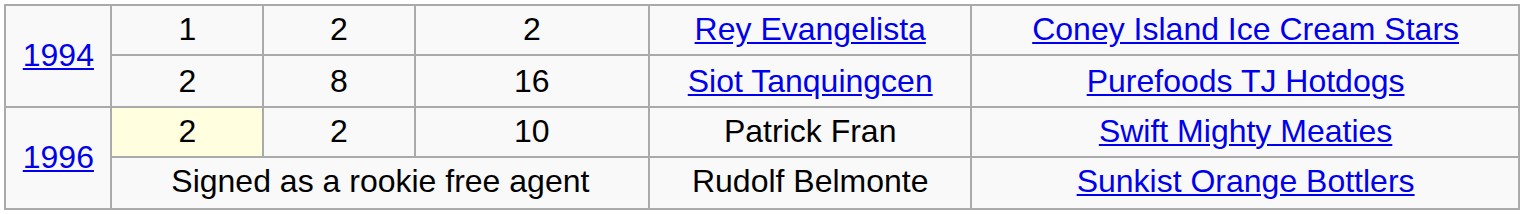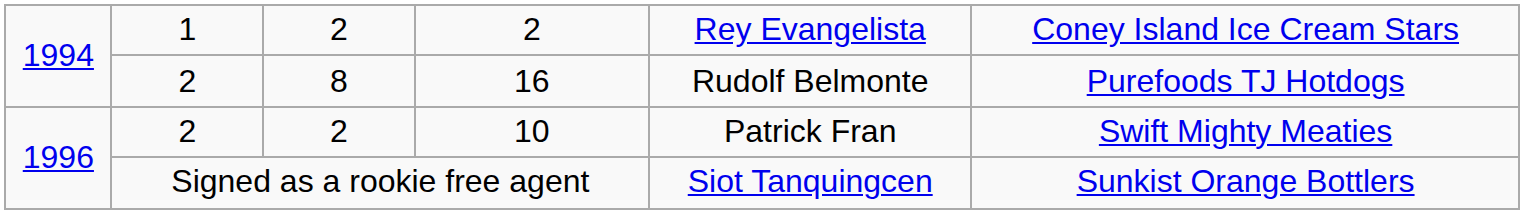(810, 80) Siot Tanquingcen -> (810, 80) Rudolf Belmonte
(187, 131) lightyellow background -> (187, 131) no background
(810, 182) Rudolf Belmonte -> (810, 182) Siot Tanquingcen
